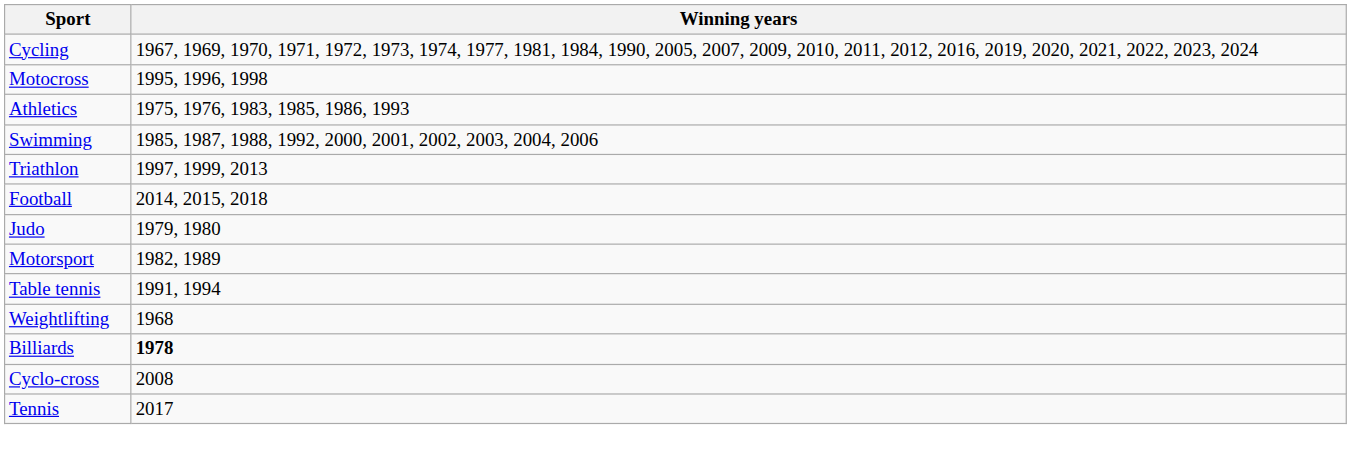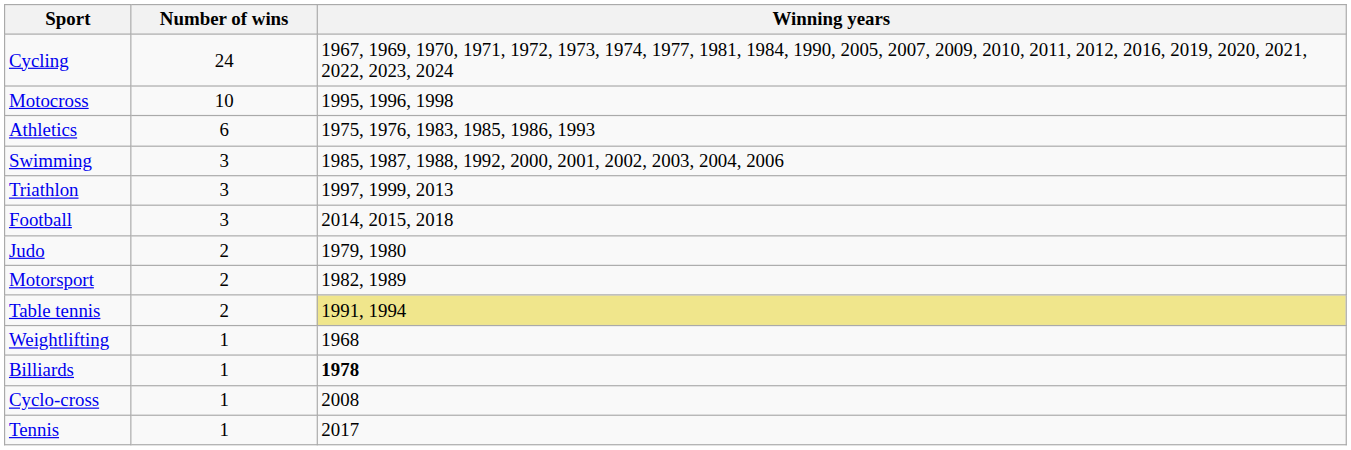+ column: (224, 19)
(178, 288) no background -> (364, 310) khaki background
